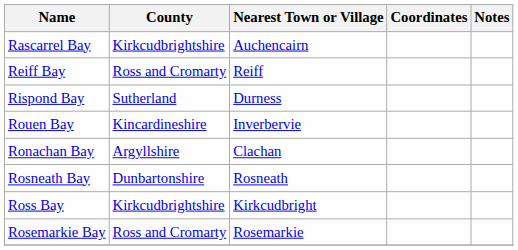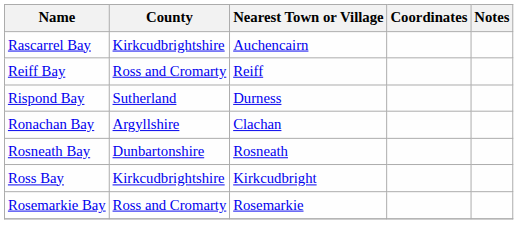- row: (41, 124)
